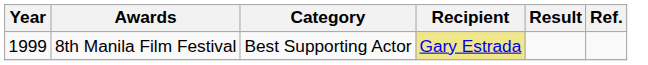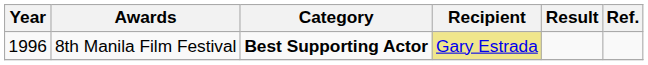(28, 45) 1999 -> (28, 45) 1996
(328, 45) normal -> (336, 45) bold
